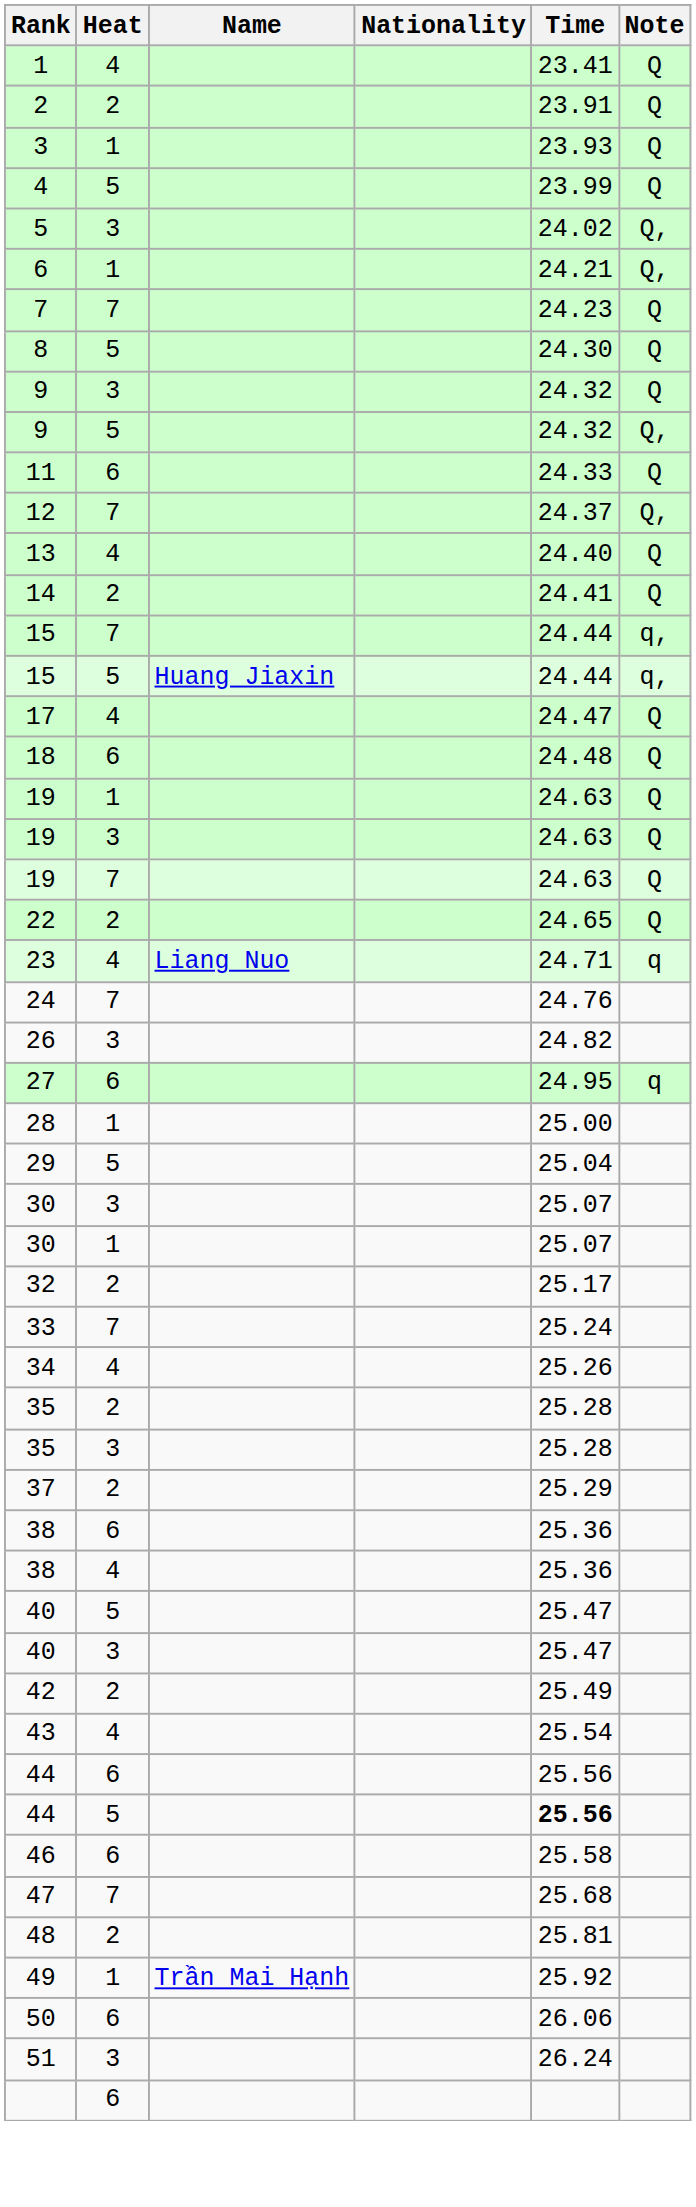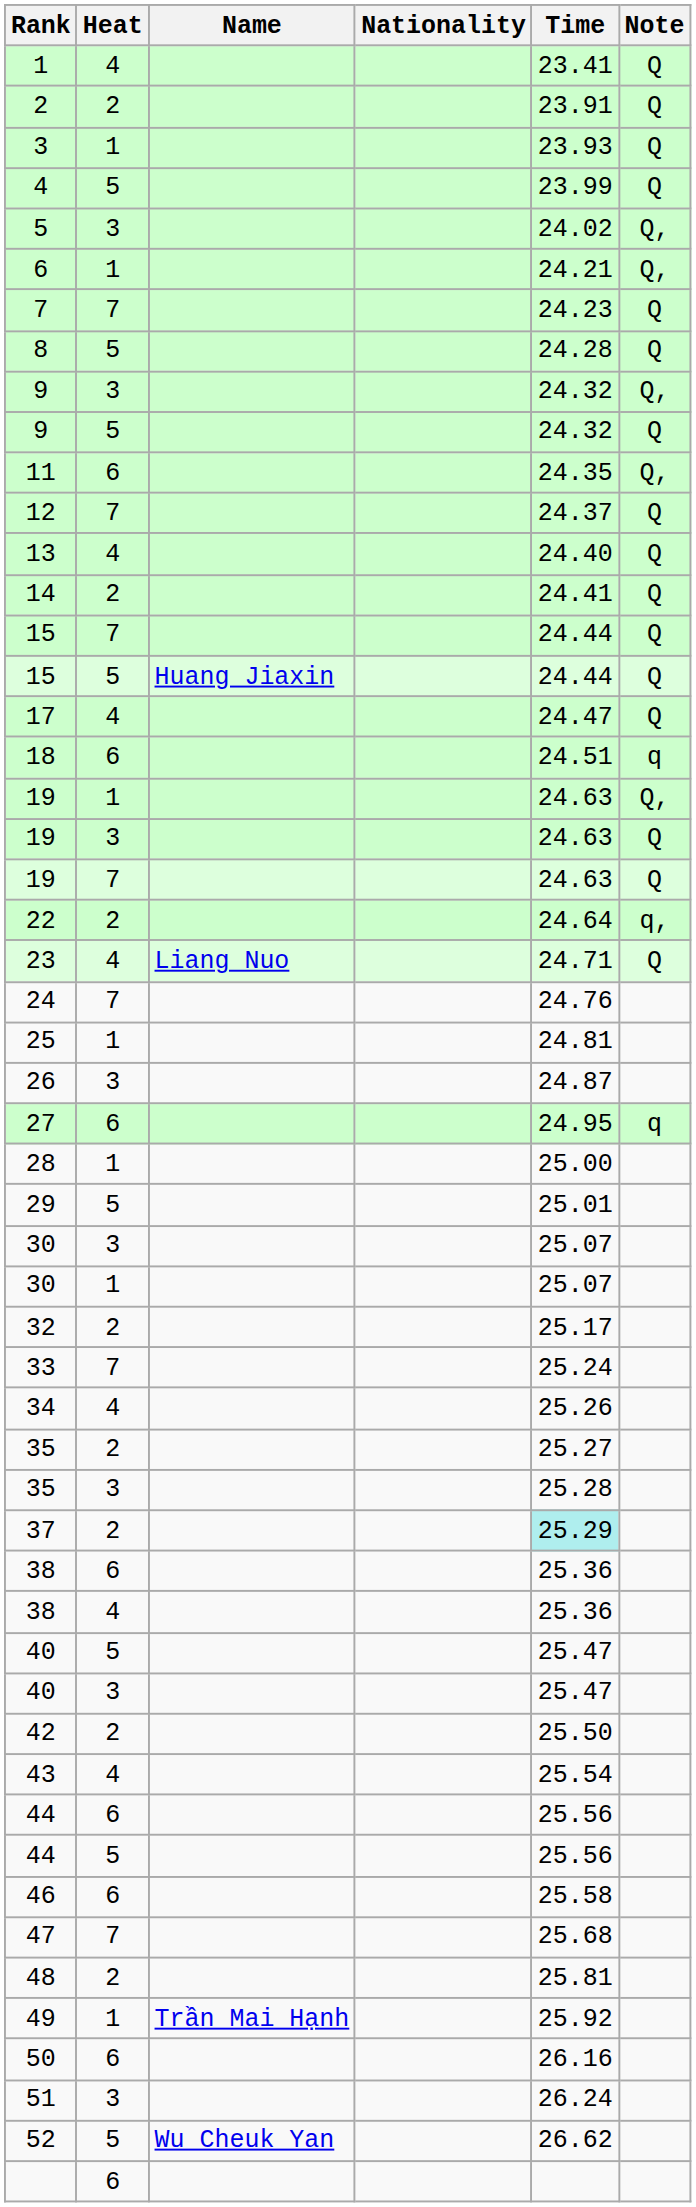(575, 351) 24.30 -> (575, 351) 24.28
(655, 391) Q -> (655, 391) Q,
(655, 432) Q, -> (655, 432) Q
(575, 473) 24.33 -> (575, 473) 24.35
(655, 473) Q -> (655, 473) Q,
(655, 513) Q, -> (655, 513) Q
(655, 635) q, -> (655, 635) Q
(655, 676) q, -> (655, 676) Q
(575, 758) 24.48 -> (575, 758) 24.51
(655, 758) Q -> (655, 758) q
(655, 798) Q -> (655, 798) Q,
(575, 920) 24.65 -> (575, 920) 24.64
(655, 920) Q -> (655, 920) q,
(655, 961) q -> (655, 961) Q
+ row: (41, 1042)
(575, 1042) 24.82 -> (575, 1083) 24.87
(575, 1164) 25.04 -> (575, 1205) 25.01
(575, 1408) 25.28 -> (575, 1449) 25.27
(575, 1490) no background -> (575, 1530) paleturquoise background
(575, 1693) 25.49 -> (575, 1734) 25.50
(575, 1815) bold -> (575, 1856) normal
(575, 2019) 26.06 -> (575, 2059) 26.16
+ row: (41, 2141)
